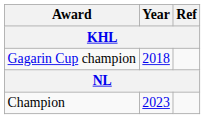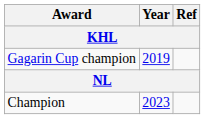(156, 59) 2018 -> (156, 59) 2019
